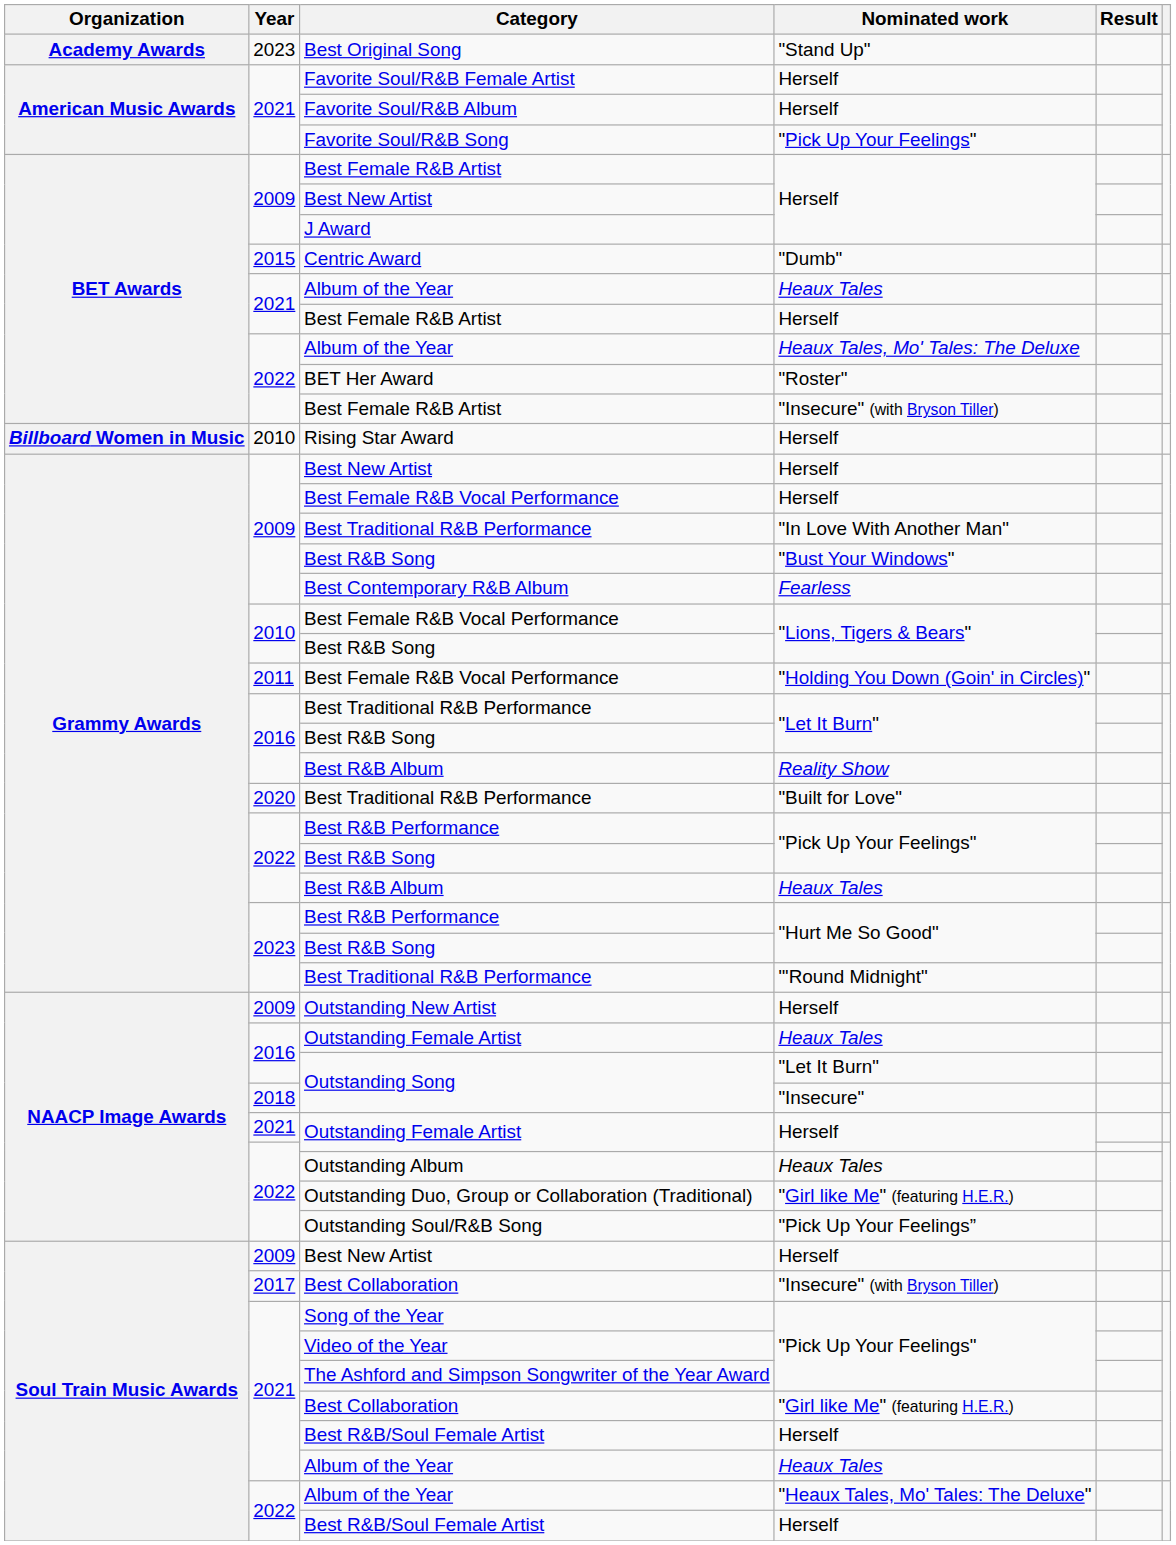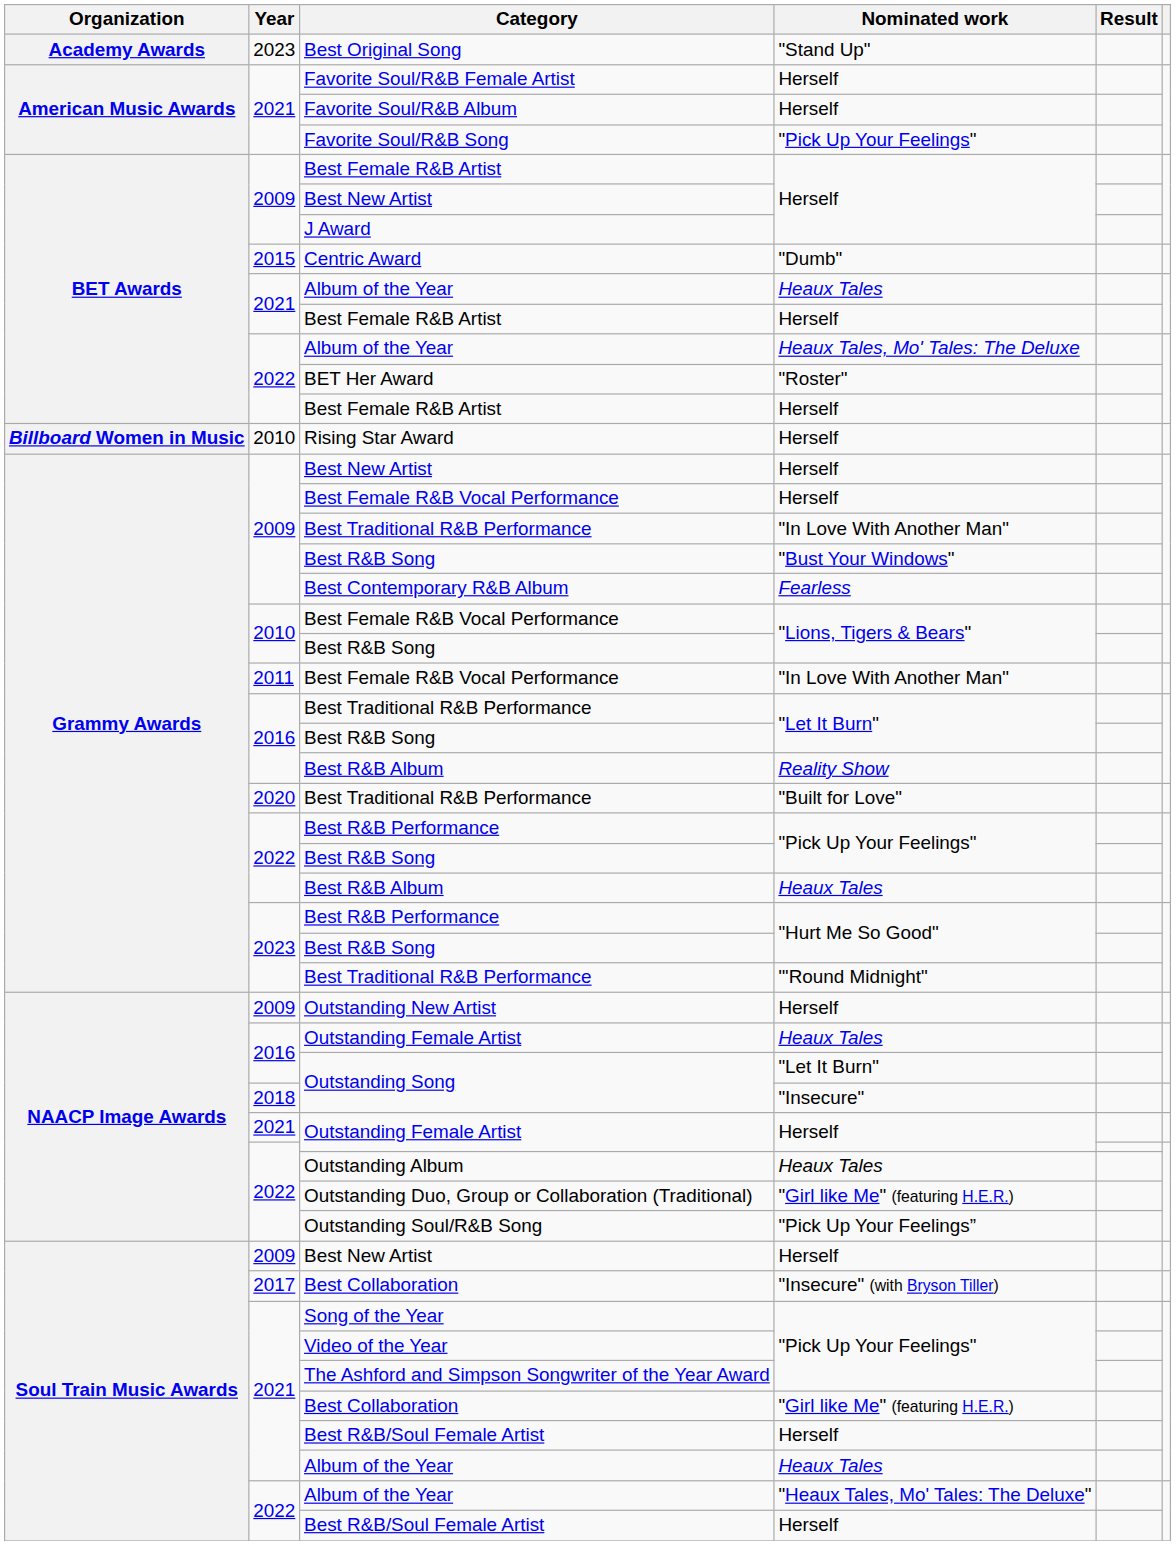(889, 408) "Insecure" (with Bryson Tiller) -> (808, 408) Herself
(934, 678) "Holding You Down (Goin' in Circles)" -> (894, 678) "In Love With Another Man"
